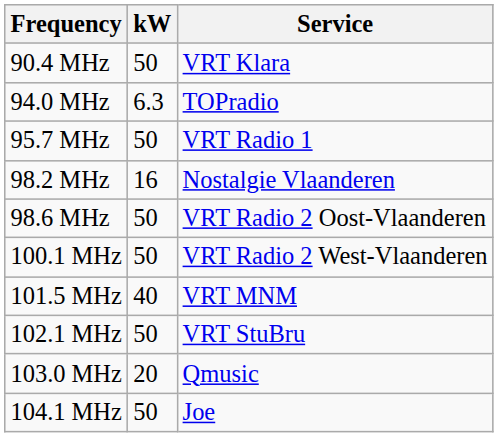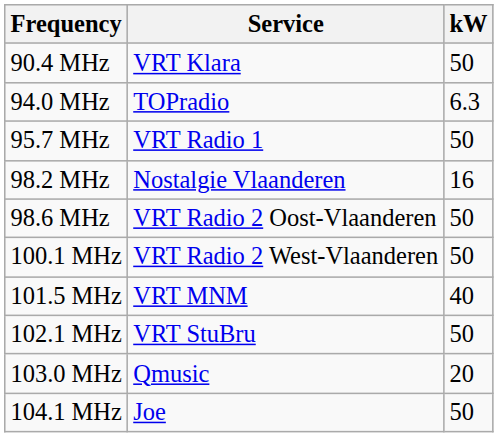columns swapped: (152, 23) <-> (335, 23)
